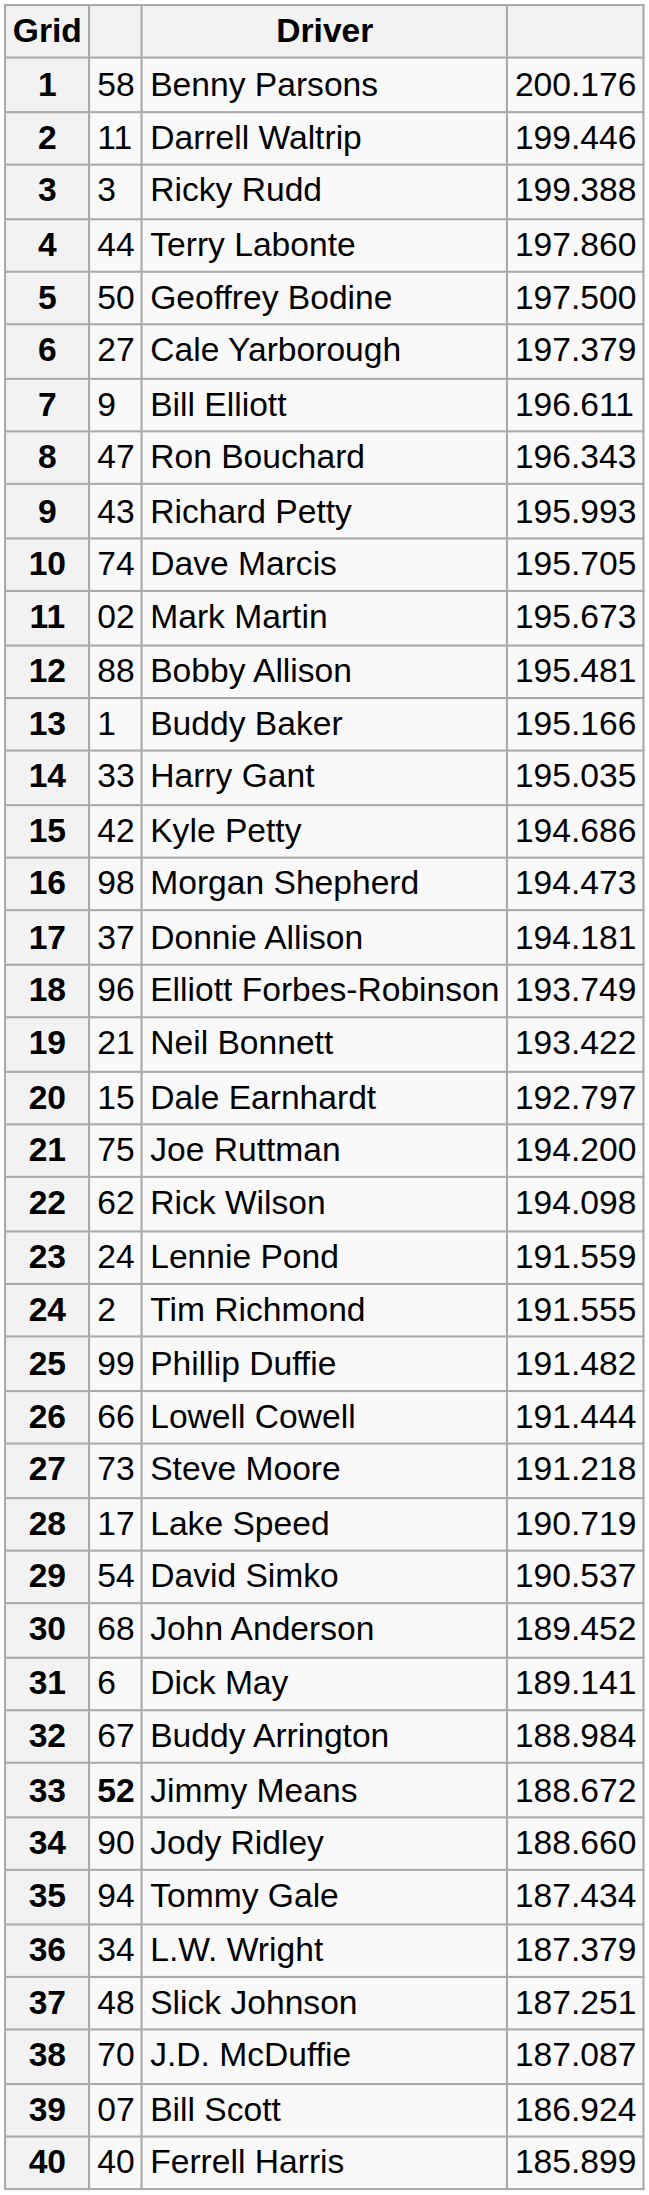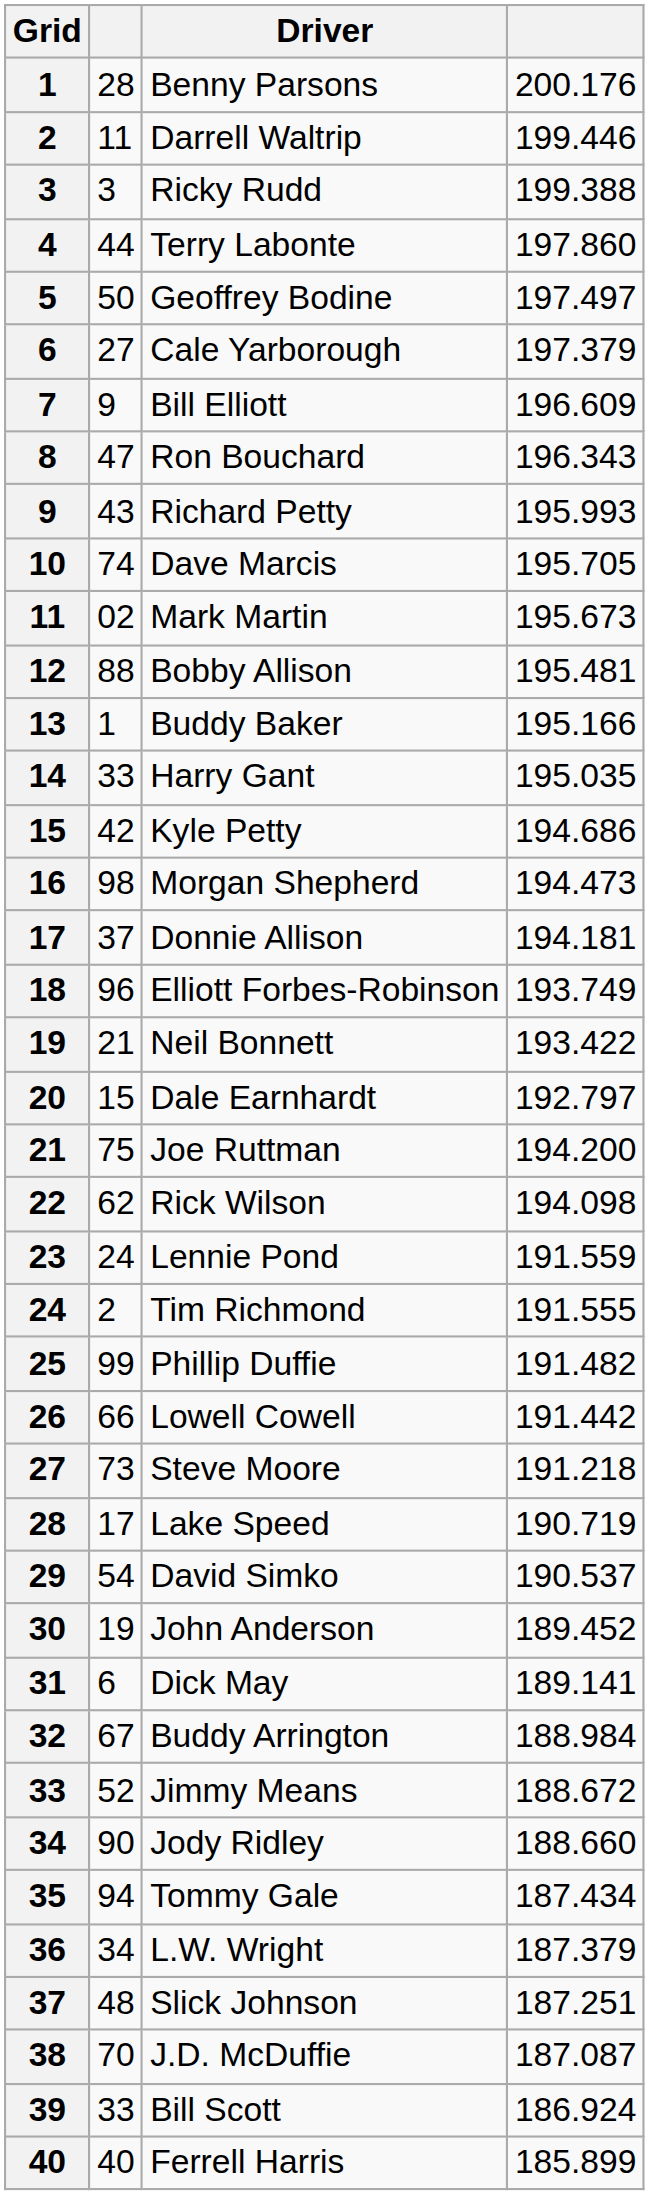(116, 84) 58 -> (116, 84) 28
(576, 297) 197.500 -> (576, 297) 197.497
(574, 404) 196.611 -> (576, 404) 196.609
(576, 1416) 191.444 -> (576, 1416) 191.442
(116, 1629) 68 -> (116, 1629) 19
(116, 1789) bold -> (116, 1789) normal
(116, 2109) 07 -> (116, 2109) 33
